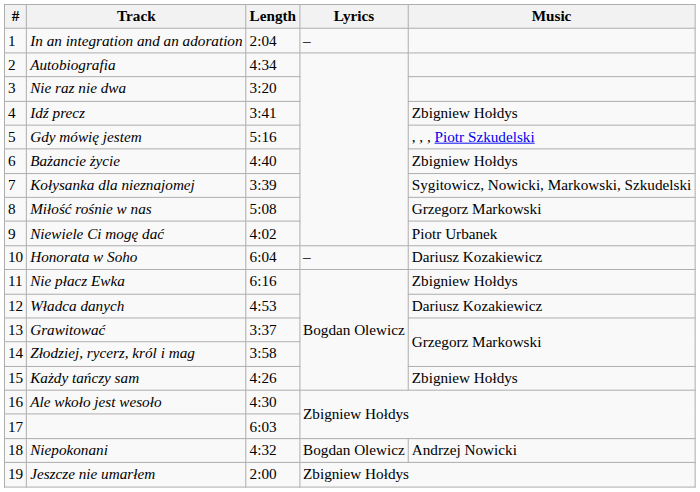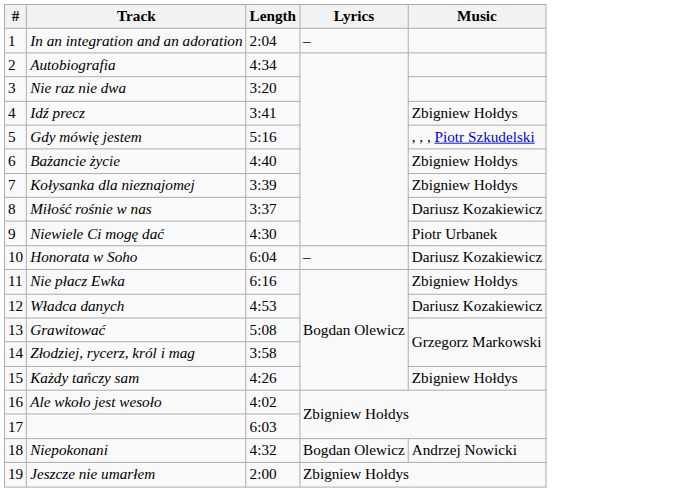(552, 185) Sygitowicz, Nowicki, Markowski, Szkudelski -> (465, 185) Zbigniew Hołdys
(263, 209) 5:08 -> (263, 209) 3:37
(477, 209) Grzegorz Markowski -> (477, 209) Dariusz Kozakiewicz
(263, 233) 4:02 -> (263, 233) 4:30
(263, 329) 3:37 -> (263, 329) 5:08
(263, 402) 4:30 -> (263, 402) 4:02
